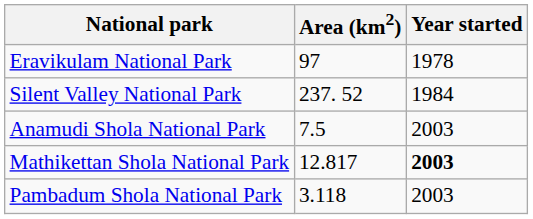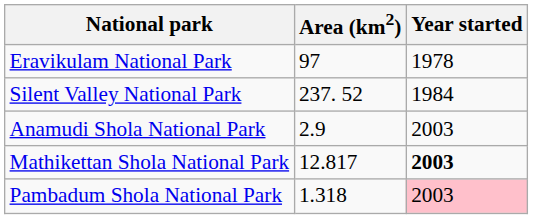(312, 128) 7.5 -> (312, 128) 2.9
(322, 195) 3.118 -> (323, 195) 1.318
(432, 195) no background -> (432, 195) pink background
